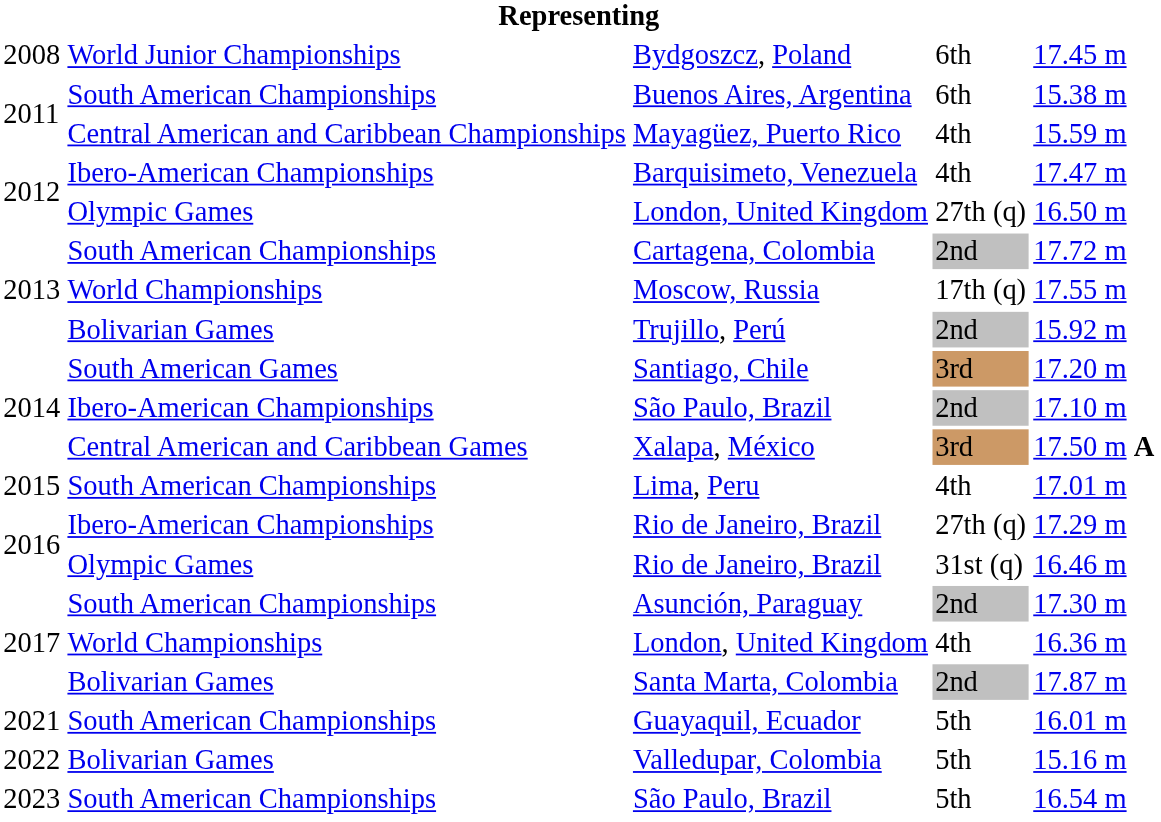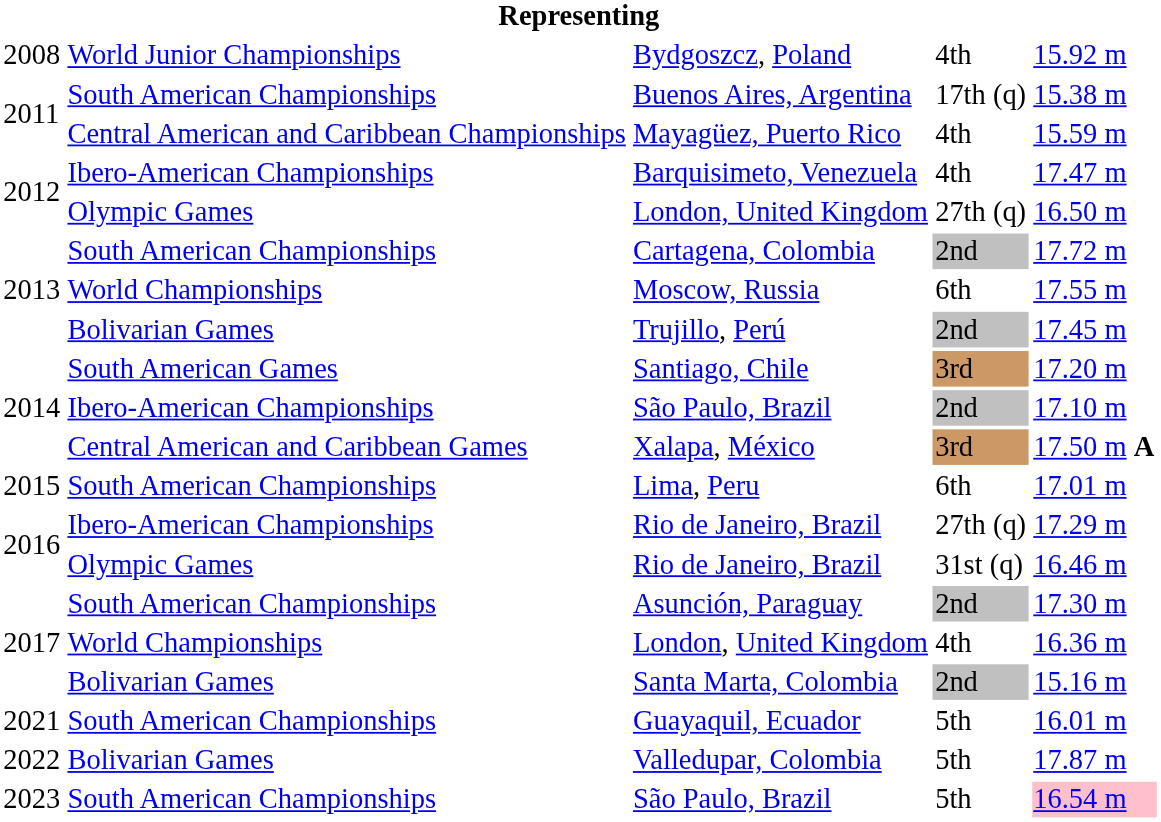(953, 55) 6th -> (953, 55) 4th
(1080, 55) 17.45 m -> (1080, 55) 15.92 m
(953, 94) 6th -> (981, 94) 17th (q)
(981, 290) 17th (q) -> (953, 290) 6th
(1080, 329) 15.92 m -> (1080, 329) 17.45 m
(953, 485) 4th -> (953, 485) 6th
(1080, 681) 17.87 m -> (1080, 681) 15.16 m
(1080, 760) 15.16 m -> (1080, 760) 17.87 m
(1080, 799) no background -> (1080, 799) pink background
